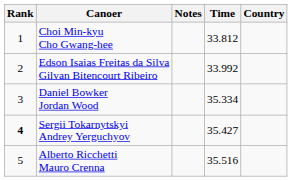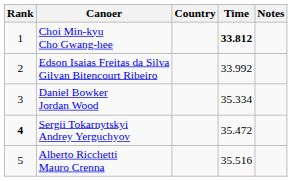columns swapped: (264, 13) <-> (188, 13)
(223, 37) normal -> (236, 37) bold
(223, 130) 35.427 -> (236, 130) 35.472
